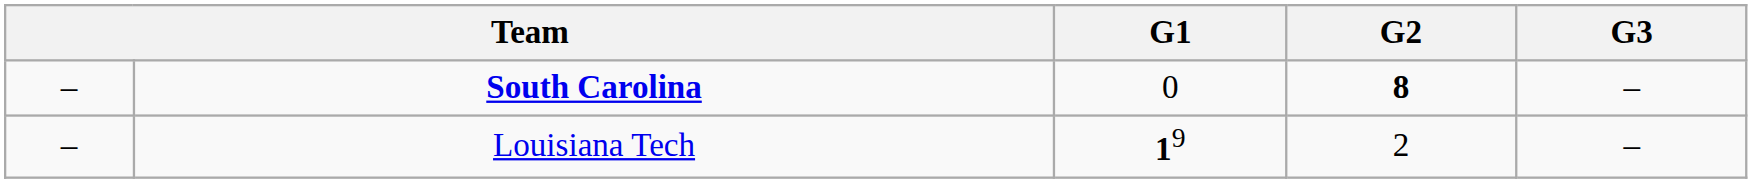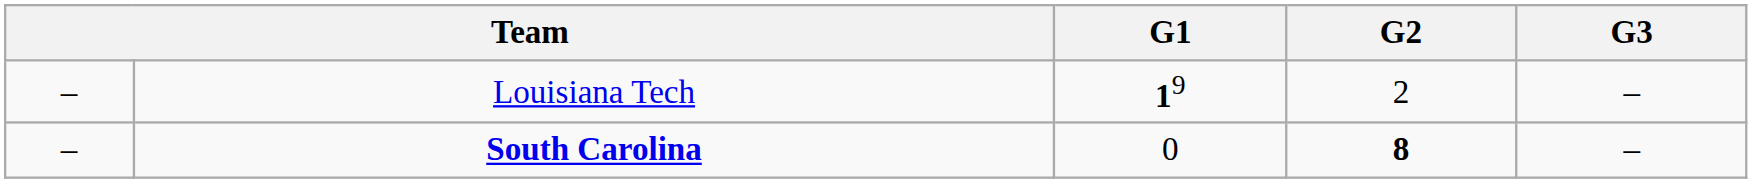rows swapped: (594, 86) <-> (594, 145)
